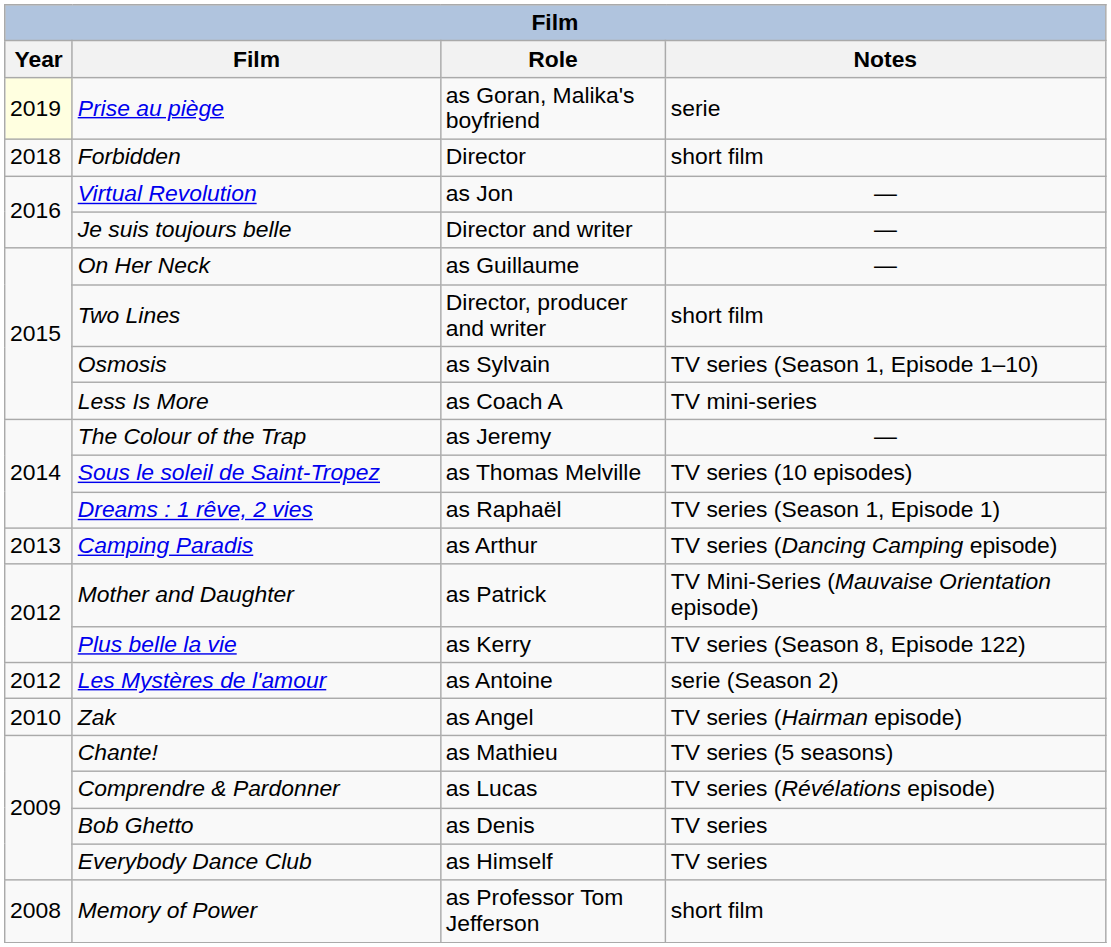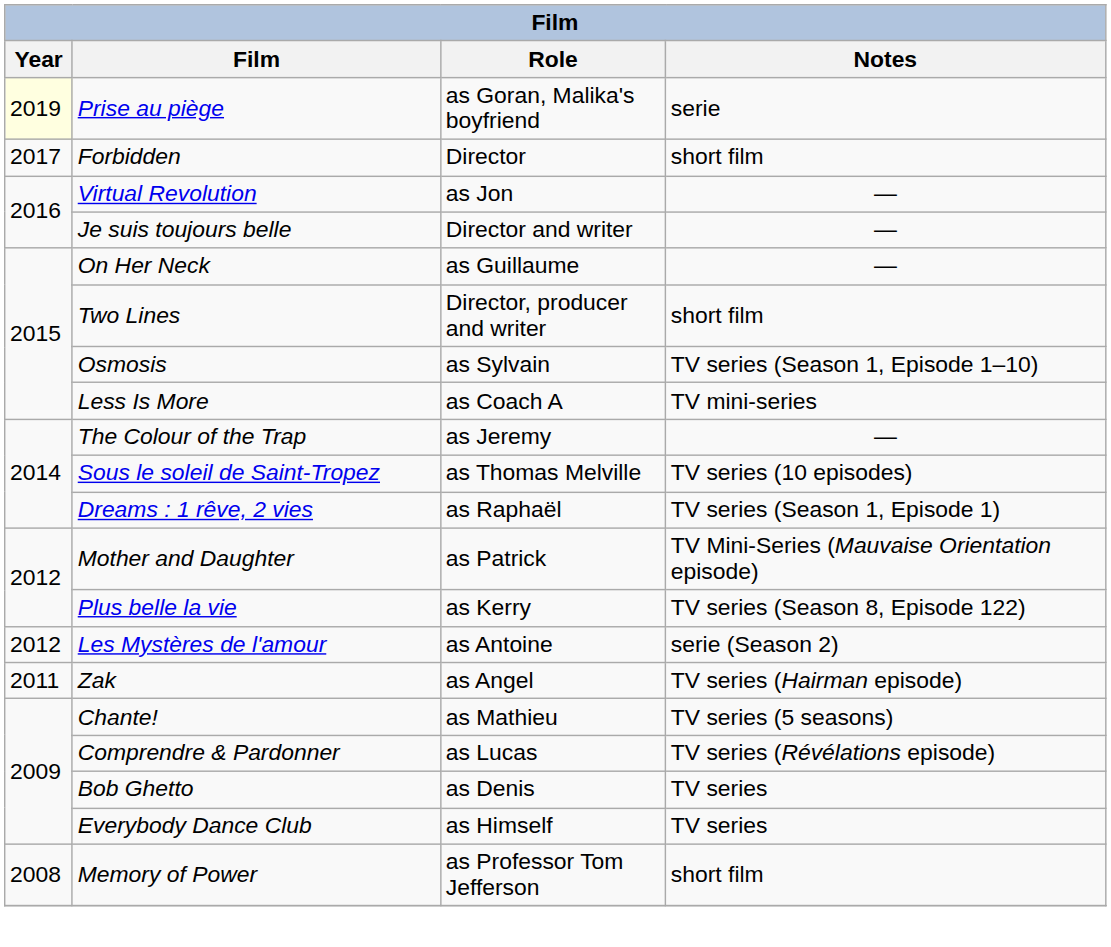(35, 157) 2018 -> (35, 157) 2017
- row: (165, 545)
(35, 716) 2010 -> (35, 680) 2011
